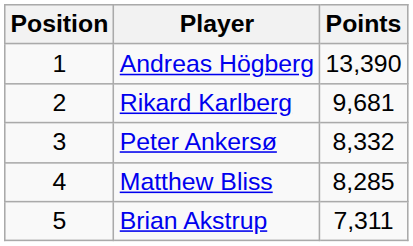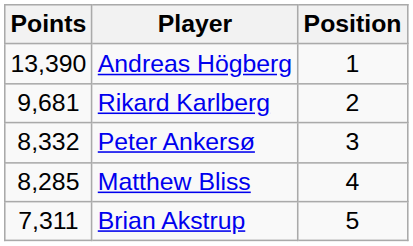columns swapped: (59, 24) <-> (363, 24)
